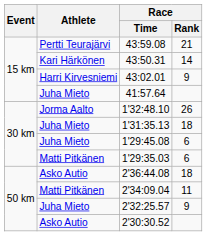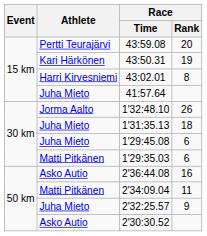(187, 45) 21 -> (187, 45) 20
(187, 61) 14 -> (187, 61) 19
(187, 77) 9 -> (187, 77) 8
(187, 174) 18 -> (187, 174) 16
